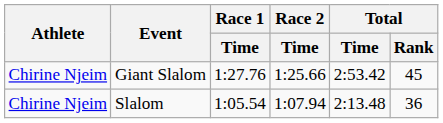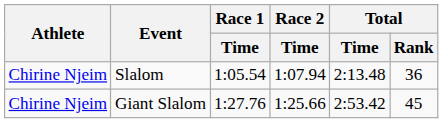rows swapped: (161, 75) <-> (139, 103)
